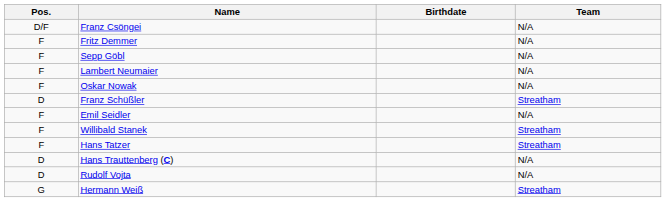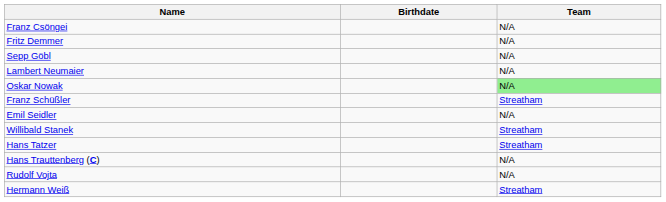- column: (41, 12)
(525, 86) no background -> (507, 86) lightgreen background
